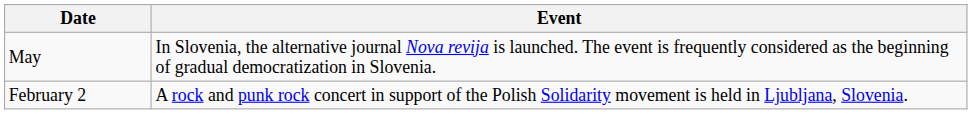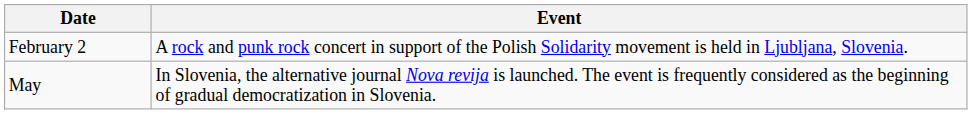rows swapped: (47, 94) <-> (25, 56)
